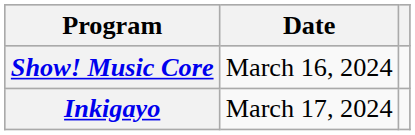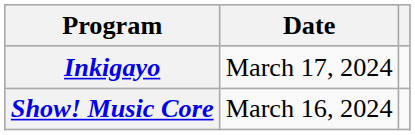rows swapped: (112, 66) <-> (112, 108)
